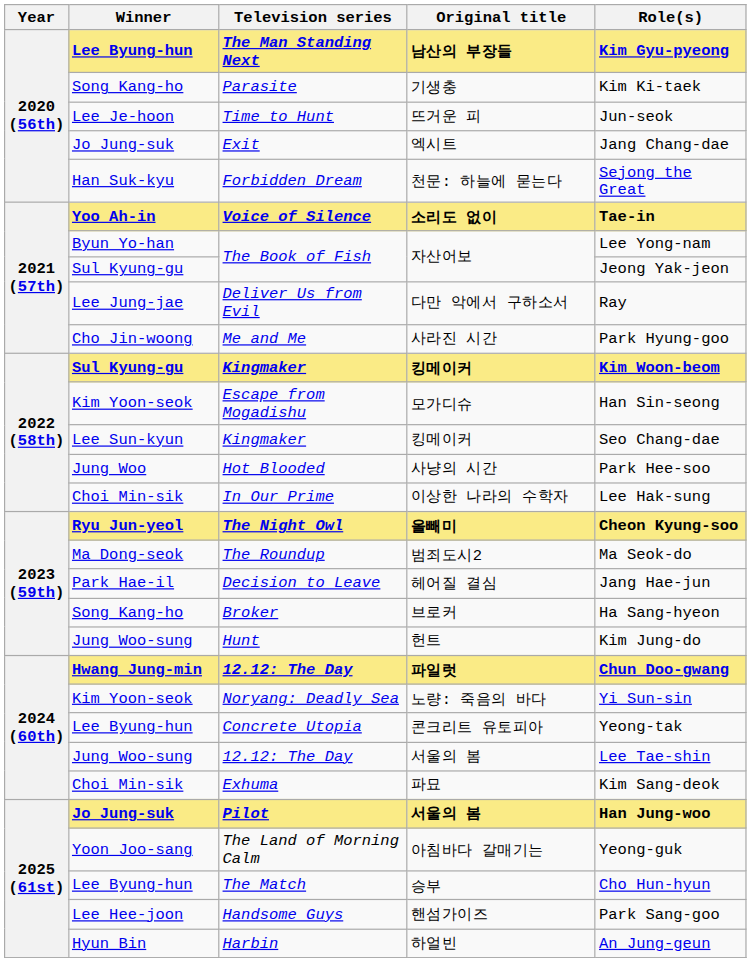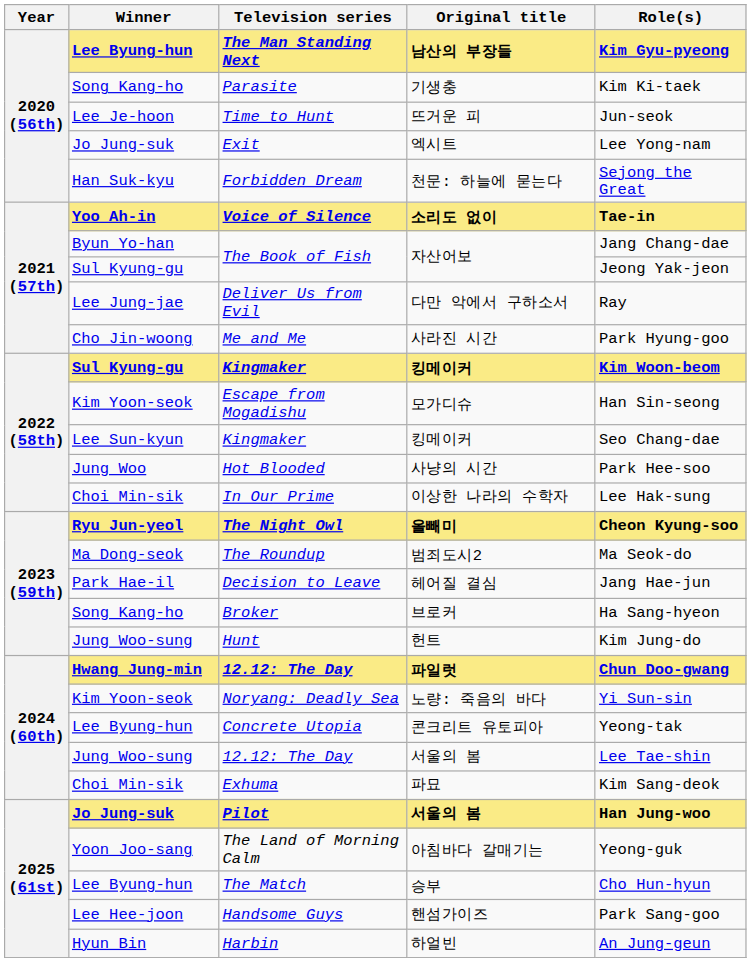(664, 145) Jang Chang-dae -> (655, 145) Lee Yong-nam
(655, 244) Lee Yong-nam -> (664, 244) Jang Chang-dae
